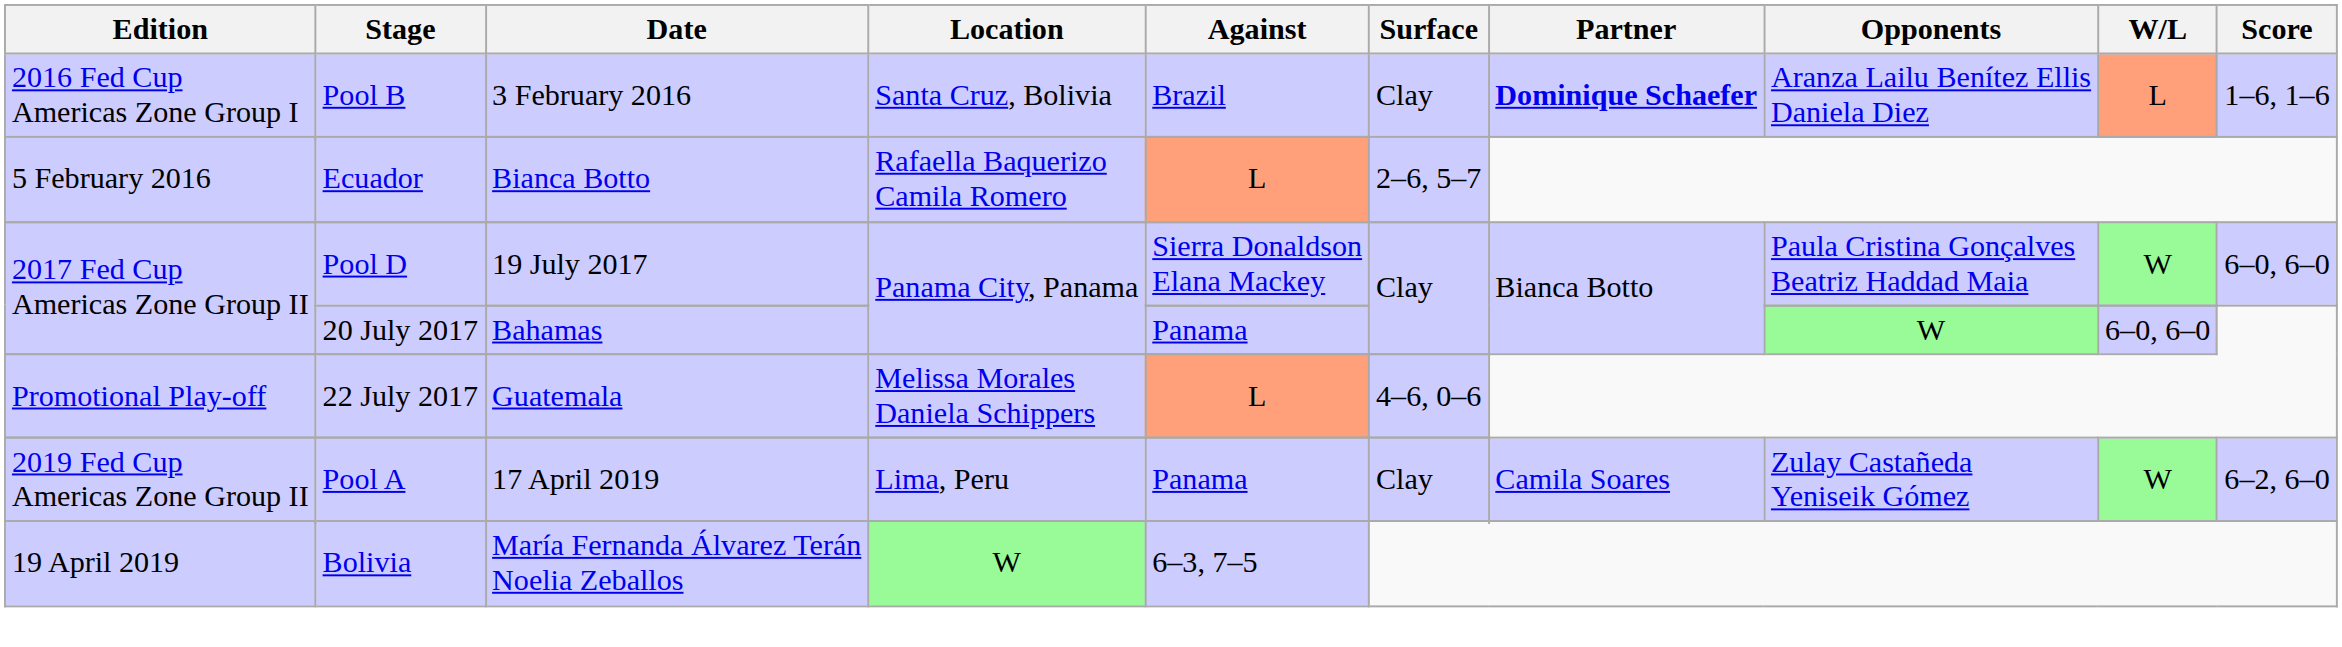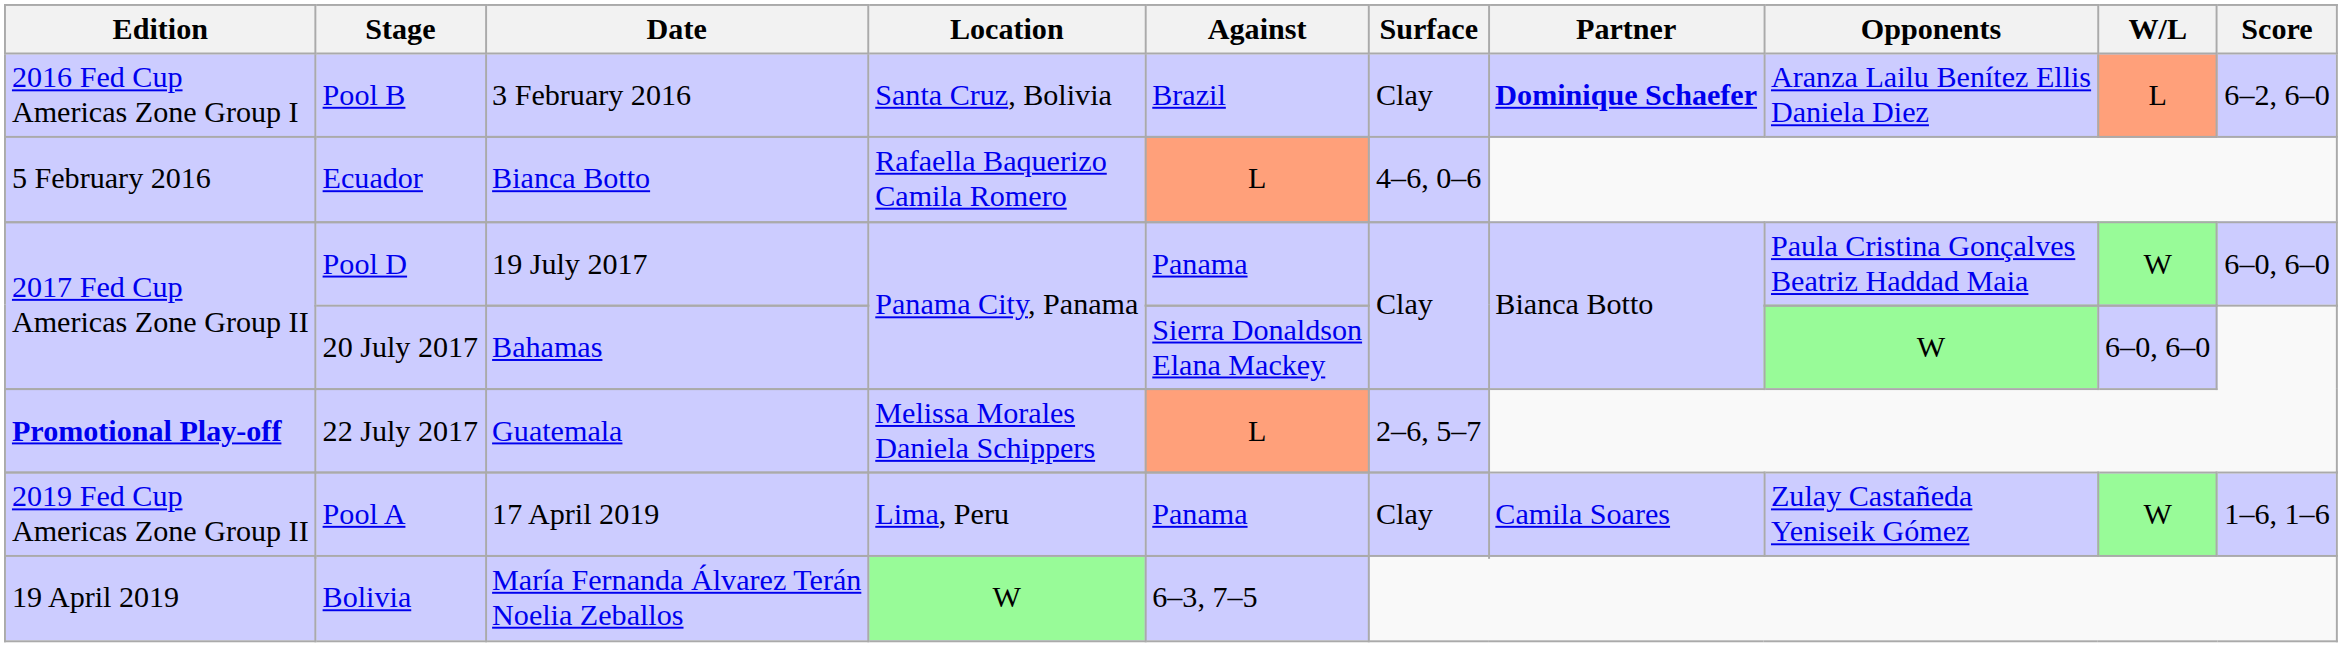(2277, 94) 1–6, 1–6 -> (2277, 94) 6–2, 6–0
(1429, 178) 2–6, 5–7 -> (1429, 178) 4–6, 0–6
(1257, 262) Sierra Donaldson Elana Mackey -> (1200, 262) Panama
(1200, 328) Panama -> (1257, 346) Sierra Donaldson Elana Mackey
(139, 394) normal -> (147, 429) bold
(1429, 394) 4–6, 0–6 -> (1429, 429) 2–6, 5–7
(2277, 478) 6–2, 6–0 -> (2277, 513) 1–6, 1–6
